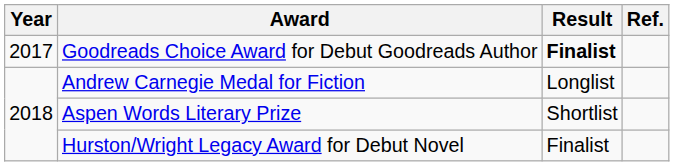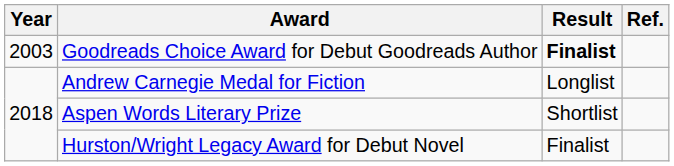(31, 51) 2017 -> (31, 51) 2003
